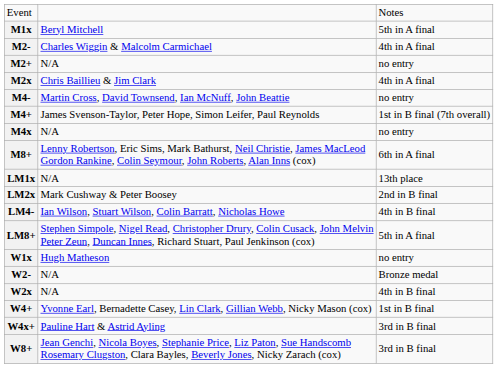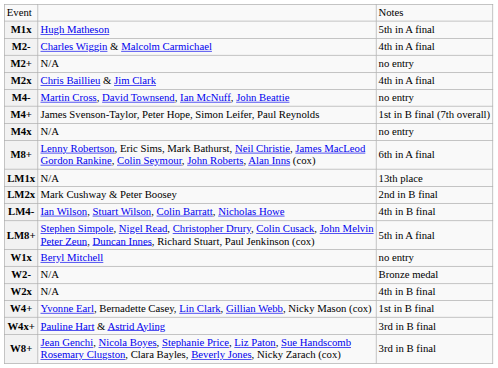(72, 30) Beryl Mitchell -> (75, 30) Hugh Matheson
(75, 258) Hugh Matheson -> (72, 258) Beryl Mitchell
